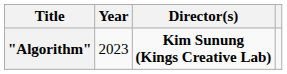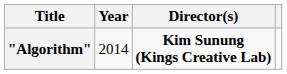(113, 48) 2023 -> (113, 48) 2014
